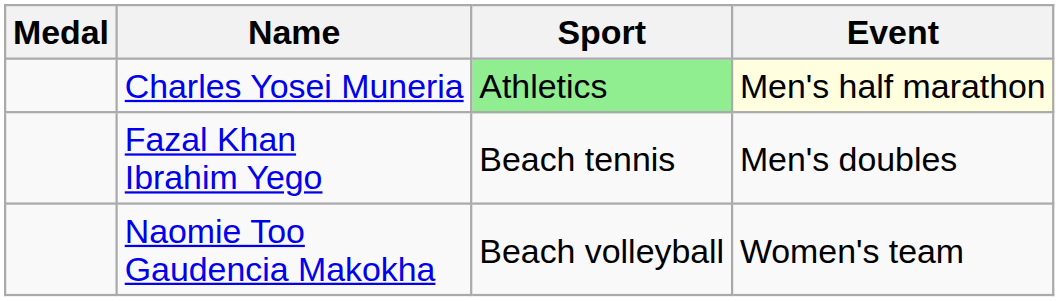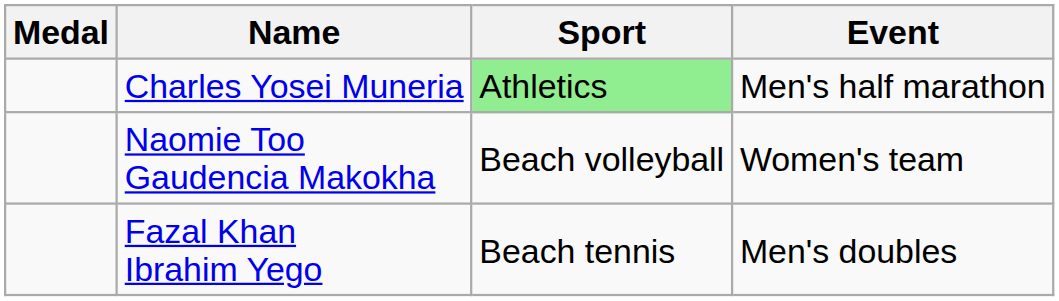(893, 86) lightyellow background -> (893, 86) no background
rows swapped: (224, 158) <-> (280, 250)
